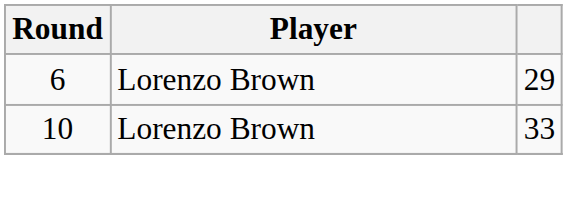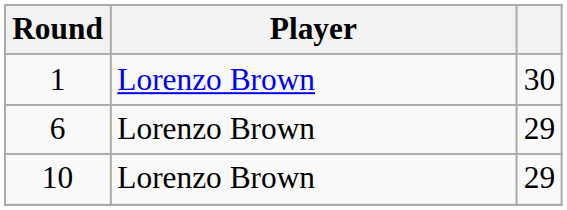+ row: (58, 79)
(539, 128) 33 -> (539, 178) 29
